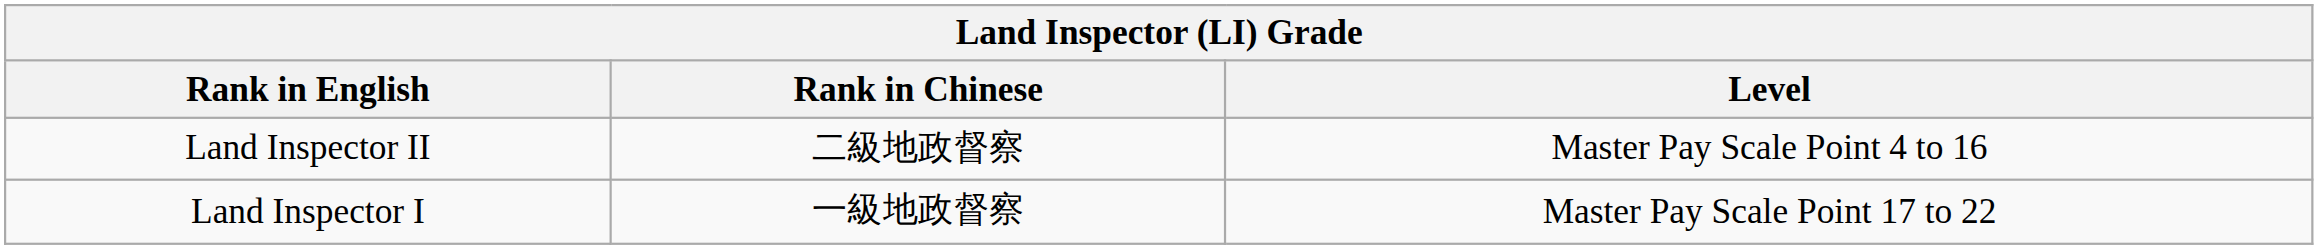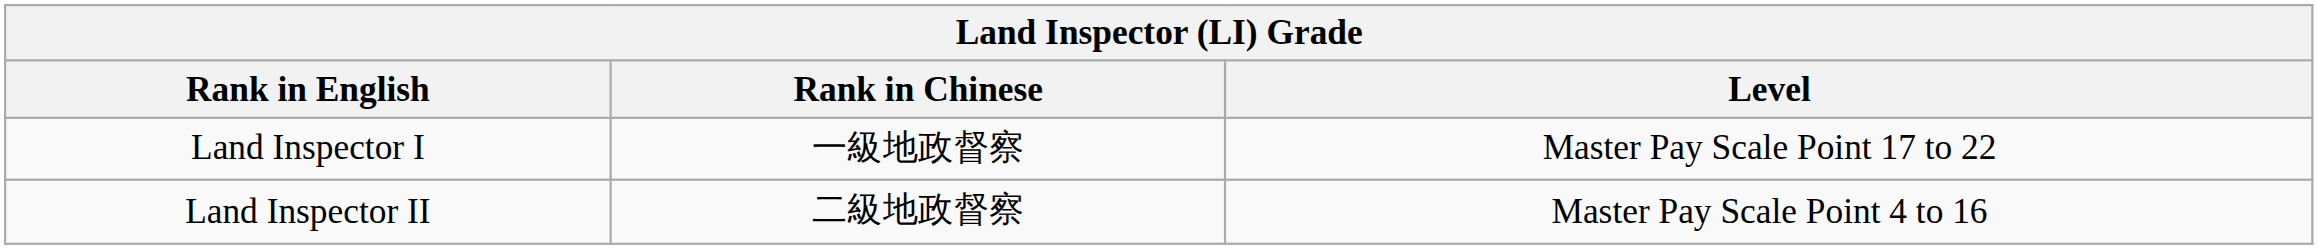rows swapped: (308, 148) <-> (308, 210)
